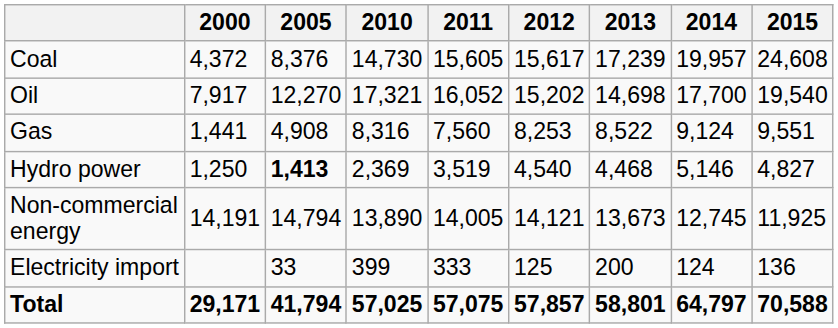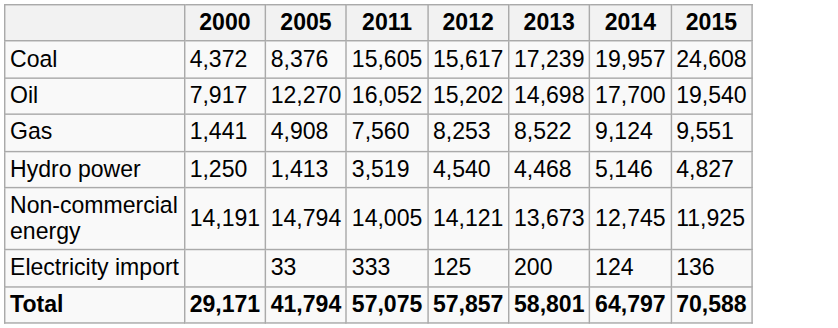- column: (387, 22)
(300, 168) bold -> (300, 168) normal
